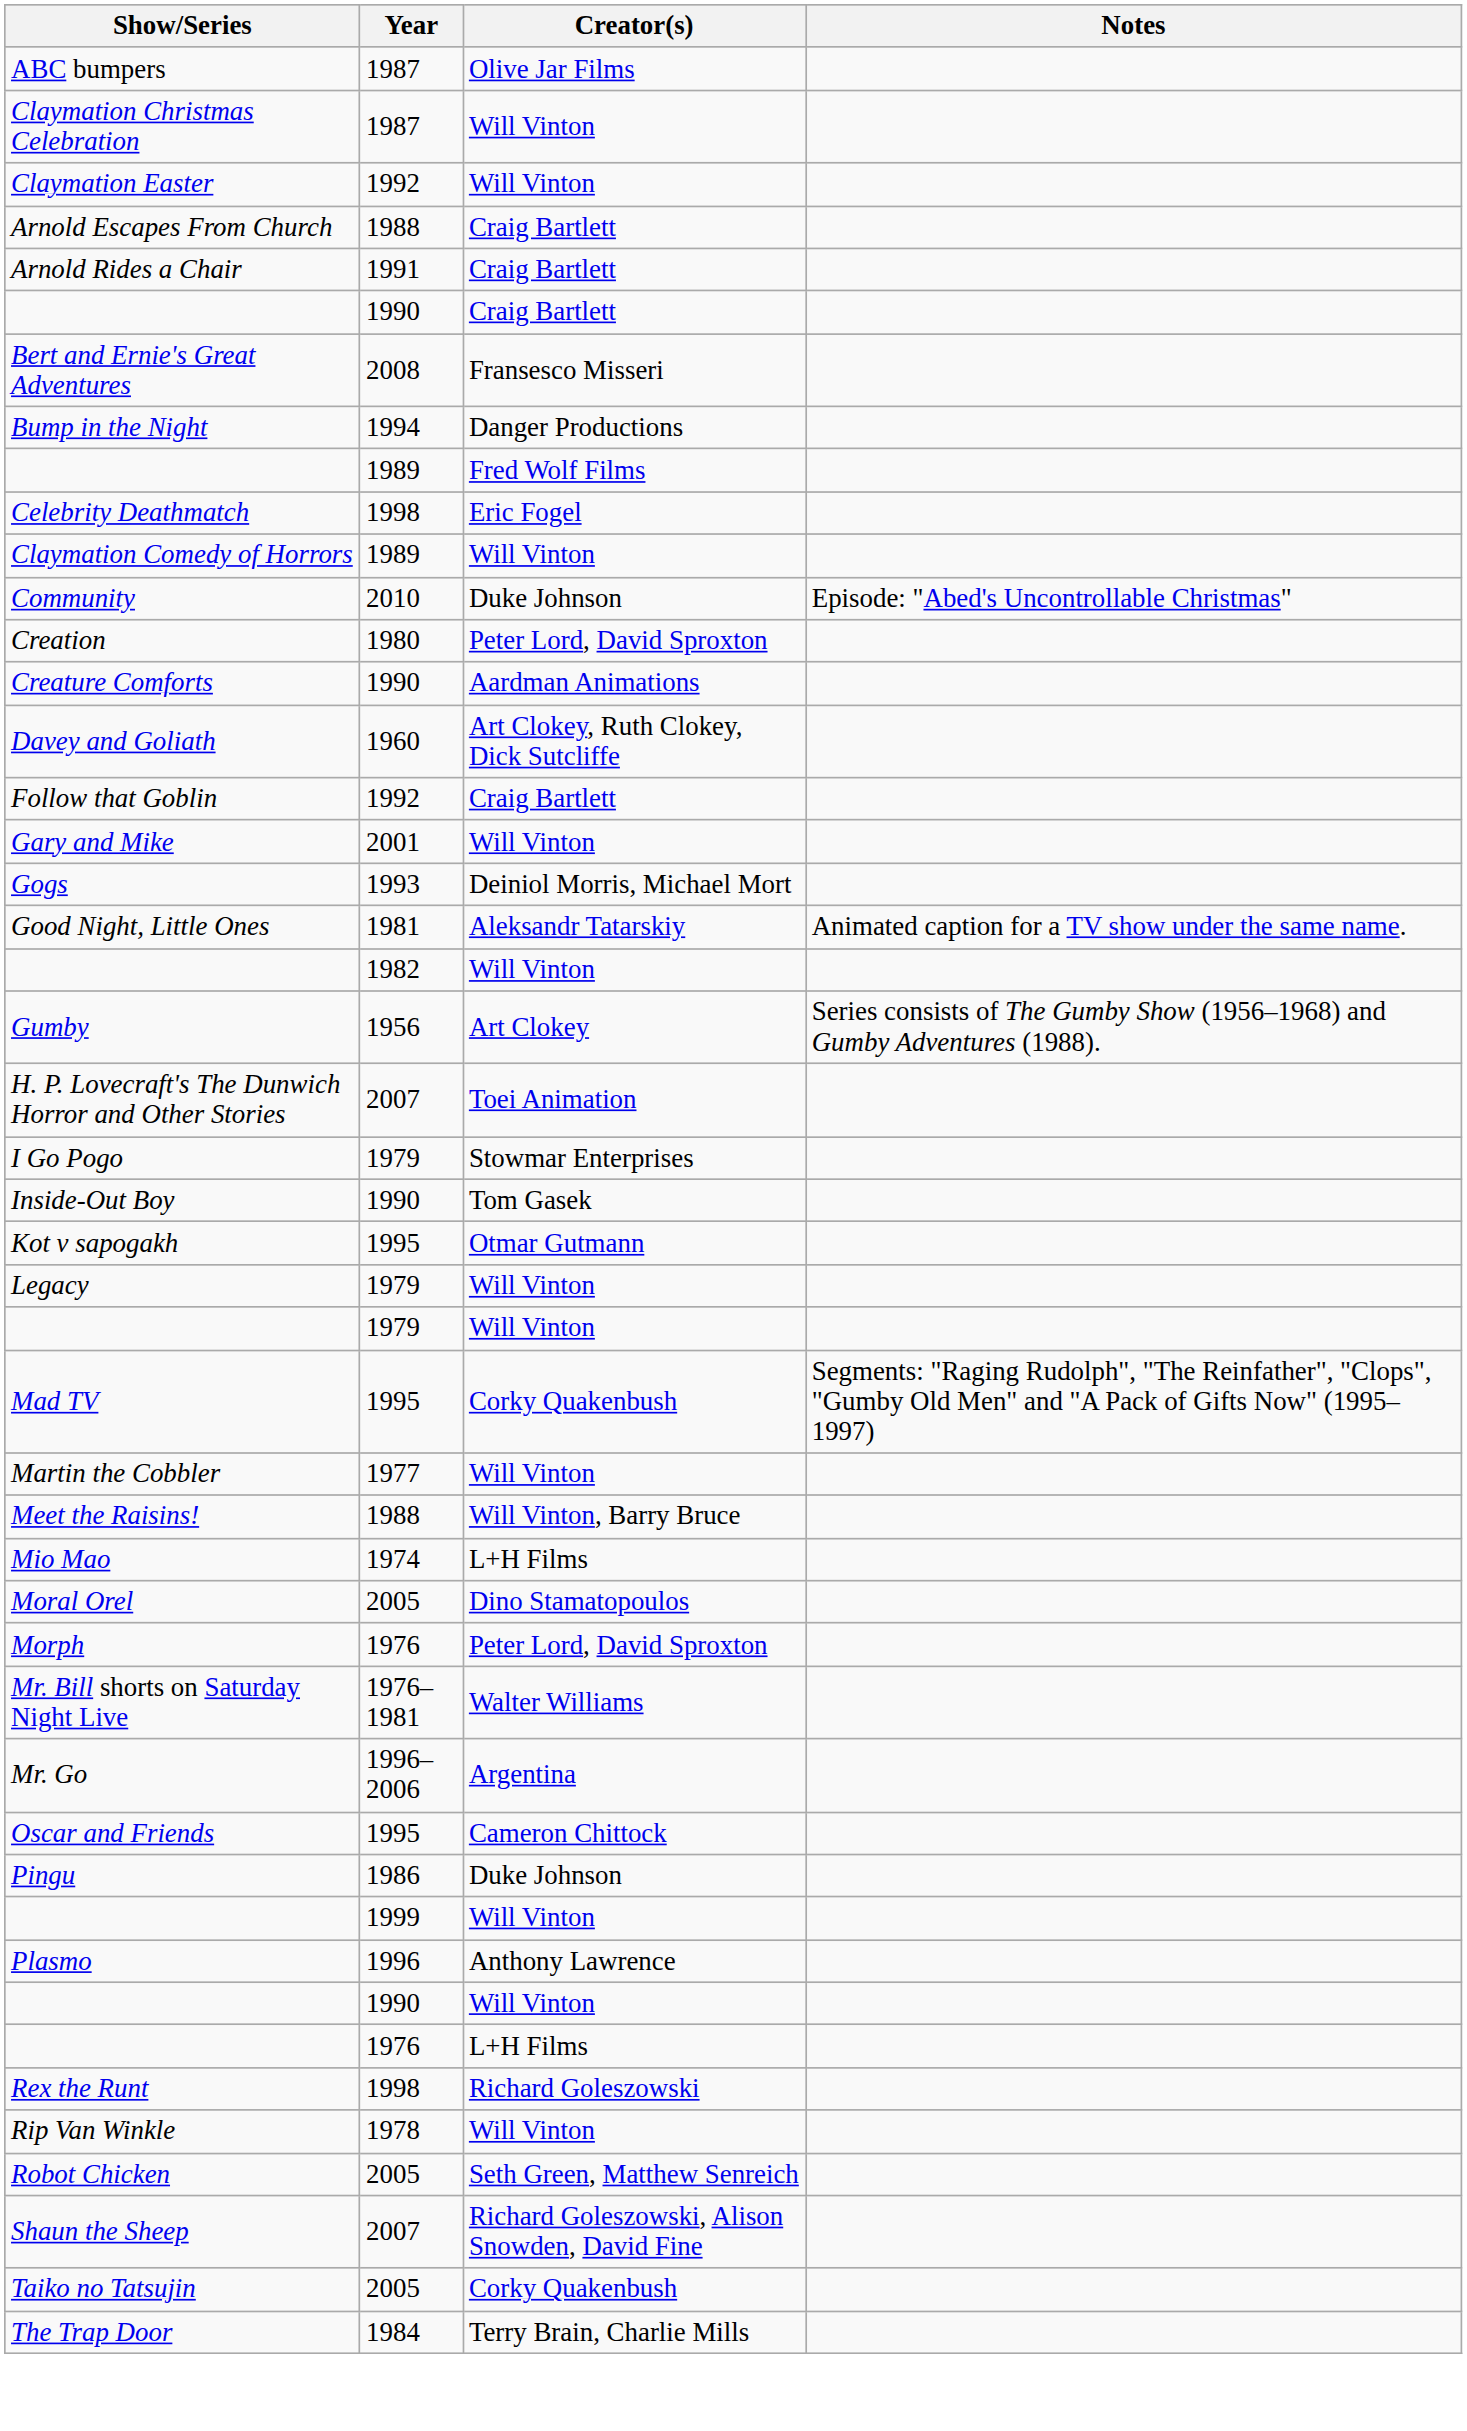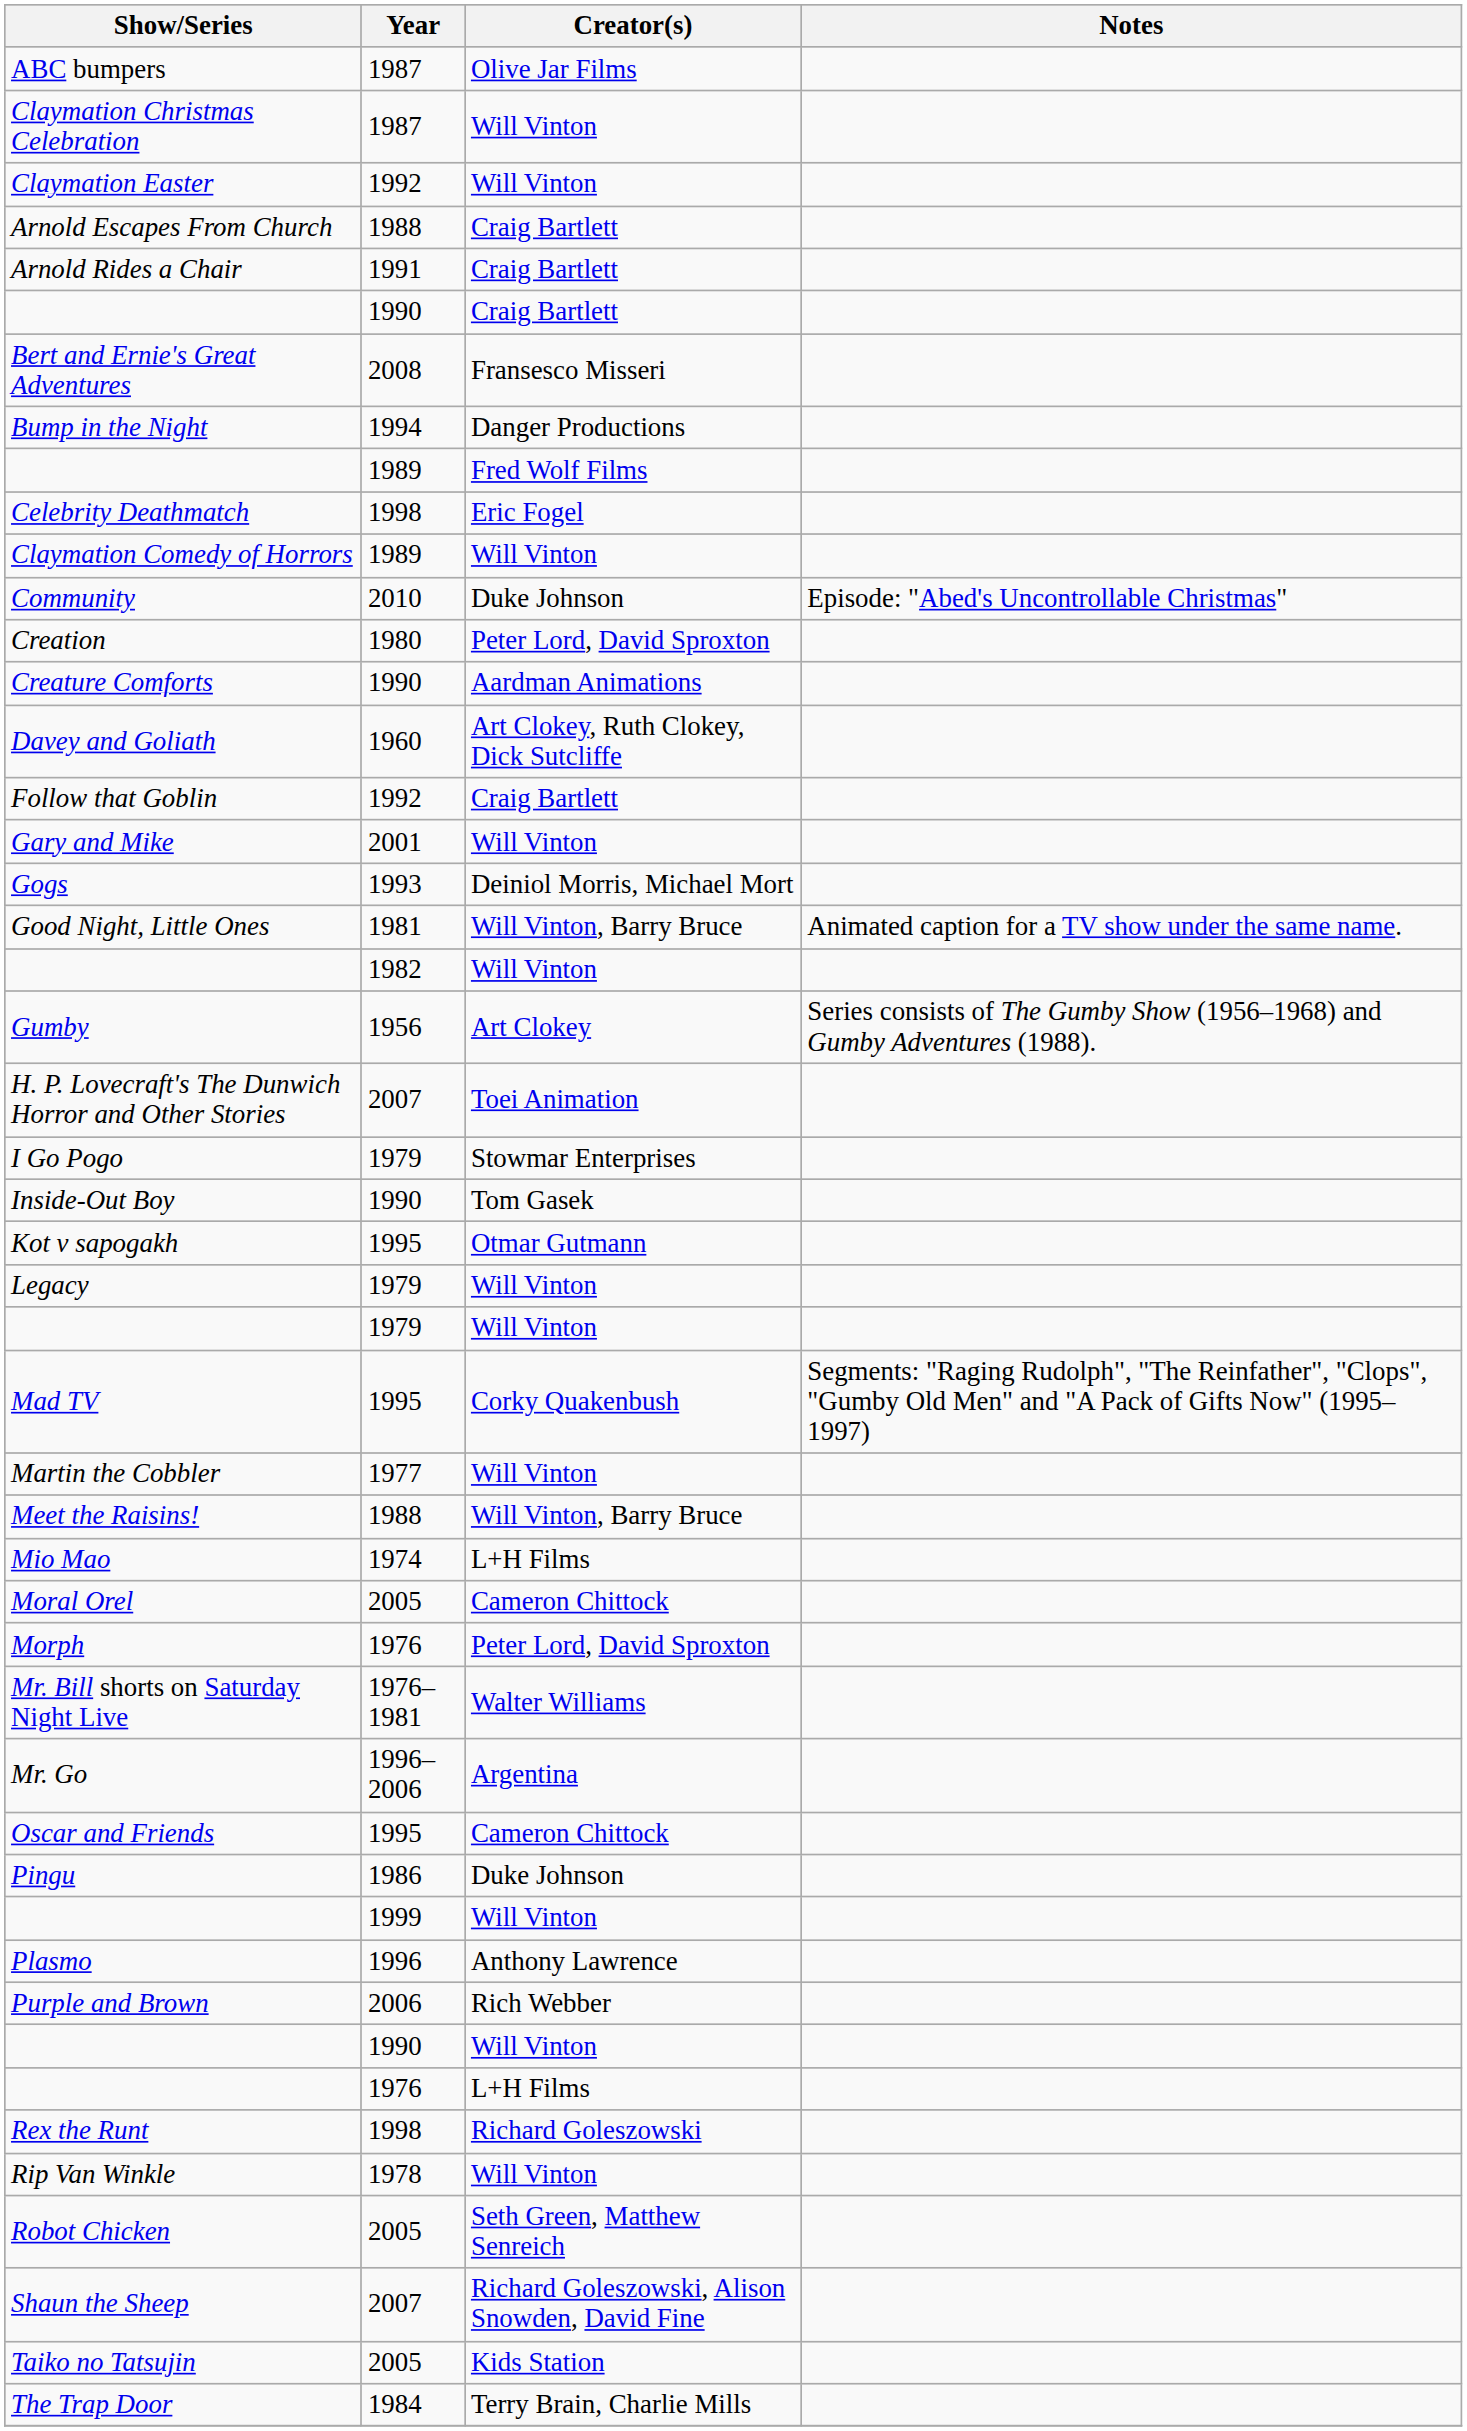(577, 926) Aleksandr Tatarskiy -> (607, 926) Will Vinton, Barry Bruce
(579, 1601) Dino Stamatopoulos -> (570, 1601) Cameron Chittock
+ row: (110, 2003)
(573, 2289) Corky Quakenbush -> (538, 2362) Kids Station
